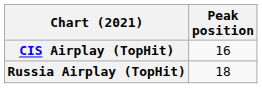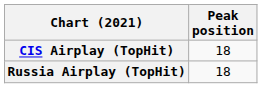(223, 51) 16 -> (223, 51) 18
